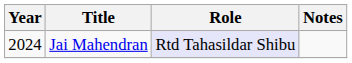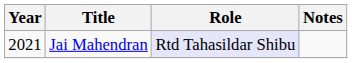(25, 44) 2024 -> (25, 44) 2021
